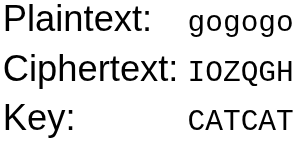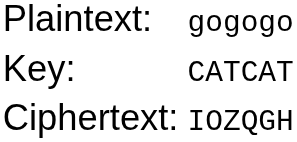rows swapped: (39, 118) <-> (91, 68)
